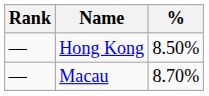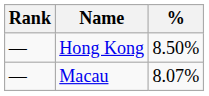(176, 76) 8.70% -> (176, 76) 8.07%
